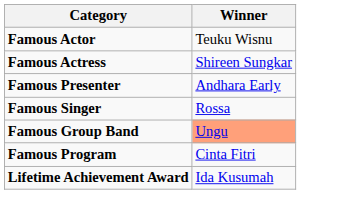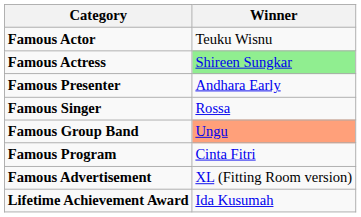(244, 62) no background -> (244, 62) lightgreen background
+ row: (80, 177)
